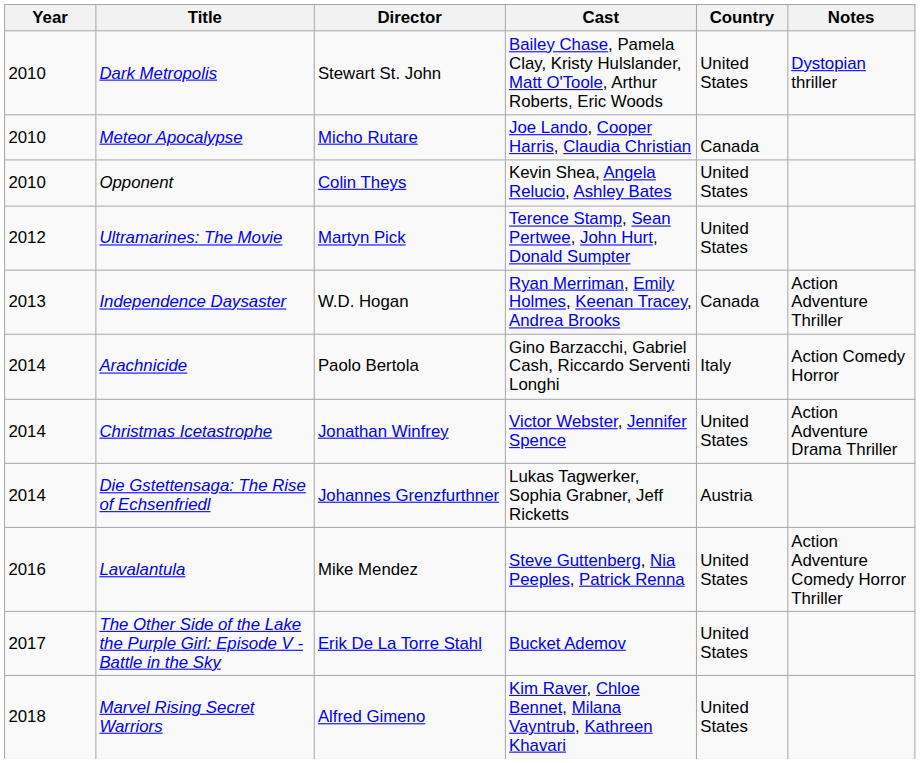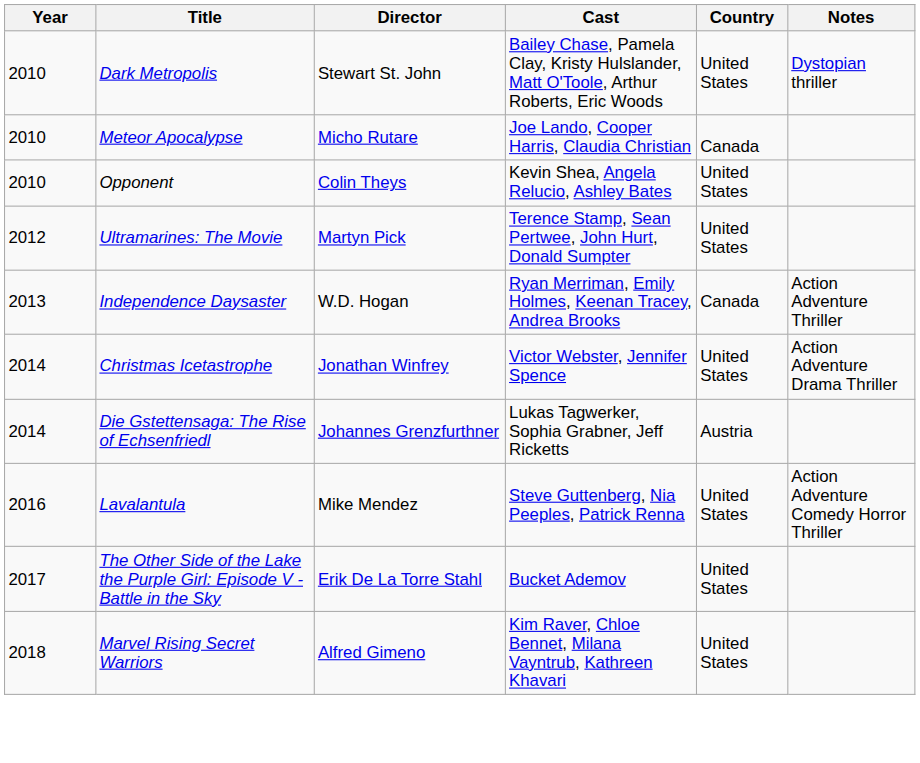- row: (143, 366)
